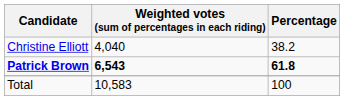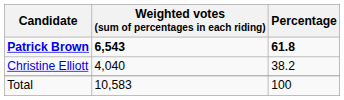rows swapped: (48, 66) <-> (48, 47)
